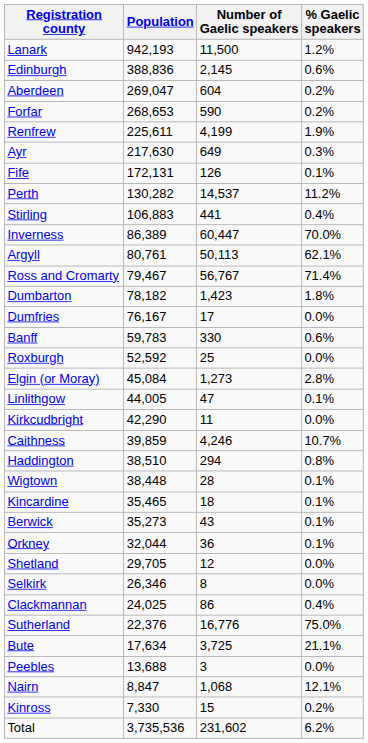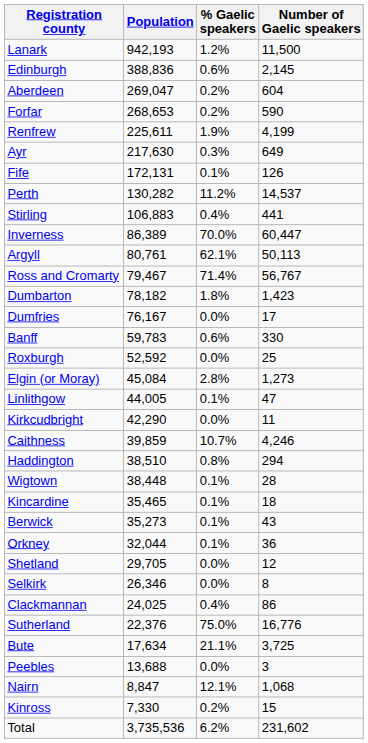columns swapped: (249, 22) <-> (332, 22)
